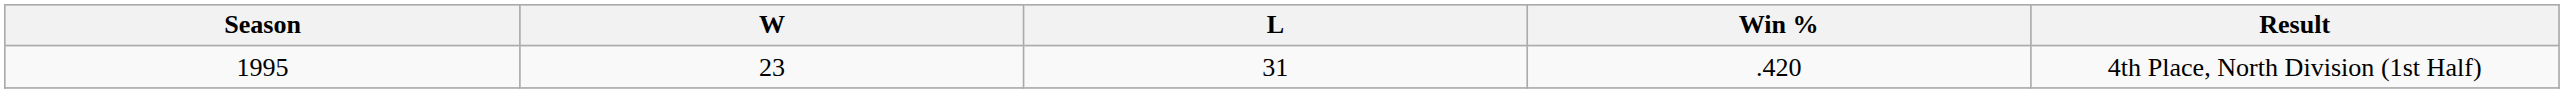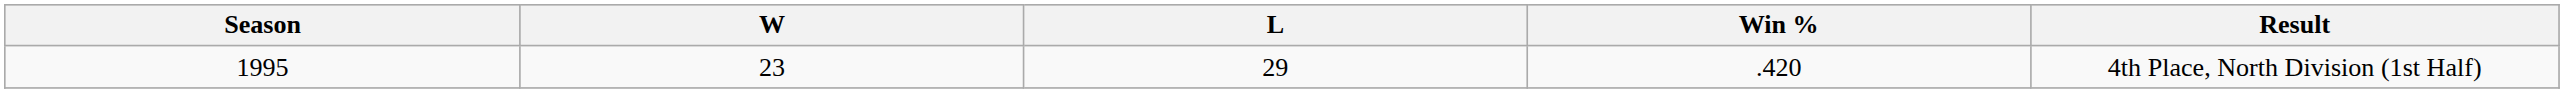(1275, 66) 31 -> (1275, 66) 29
